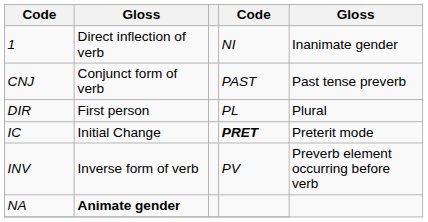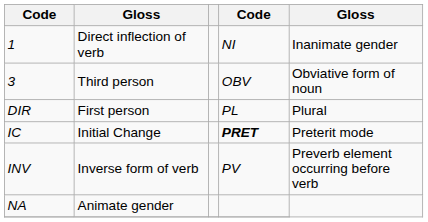+ row: (11, 81)
- row: (21, 81)
(129, 205) bold -> (126, 205) normal
